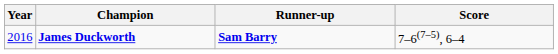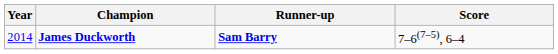(20, 37) 2016 -> (20, 37) 2014
